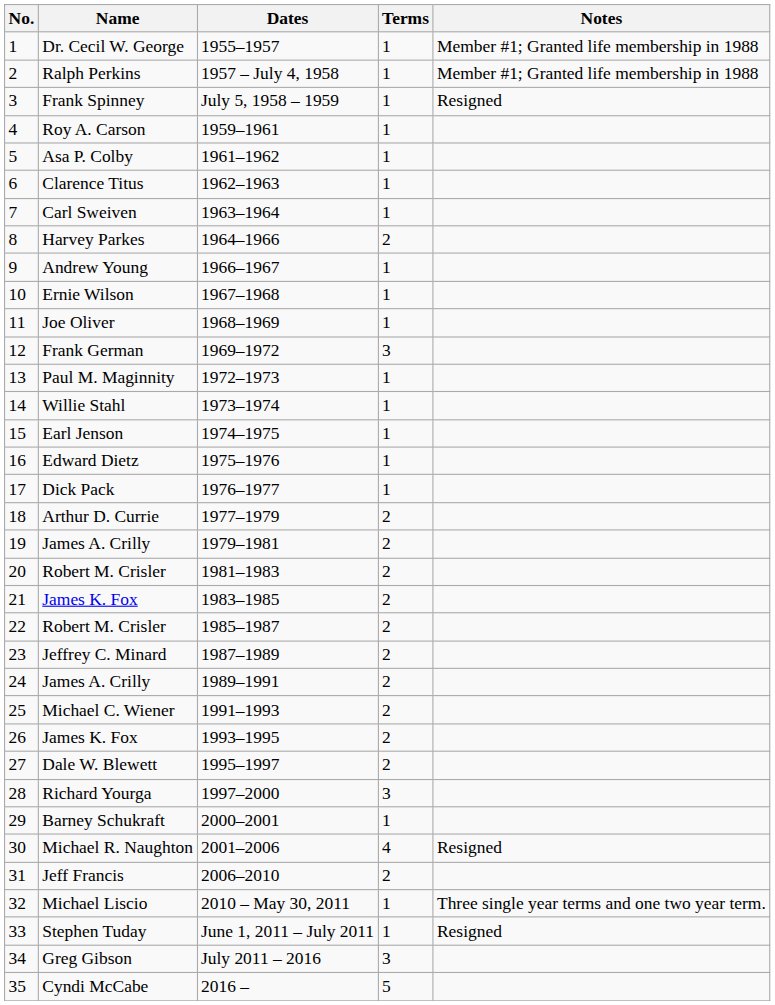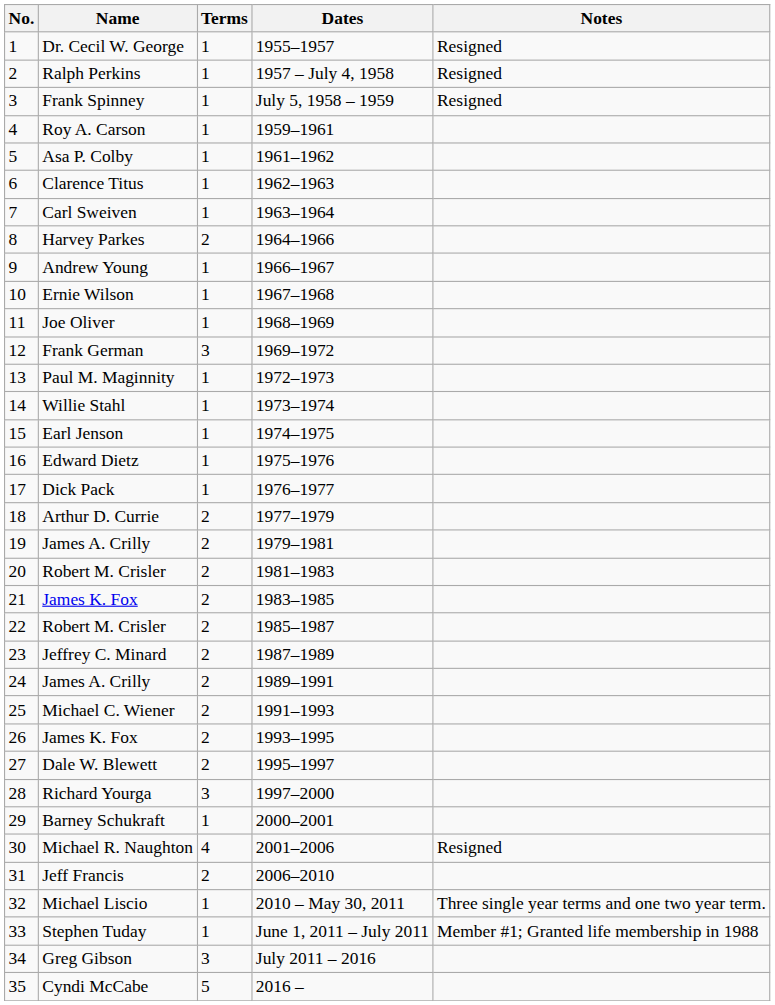columns swapped: (288, 18) <-> (406, 18)
(598, 45) Member #1; Granted life membership in 1988 -> (469, 45) Resigned
(598, 73) Member #1; Granted life membership in 1988 -> (469, 73) Resigned
(469, 931) Resigned -> (598, 931) Member #1; Granted life membership in 1988
